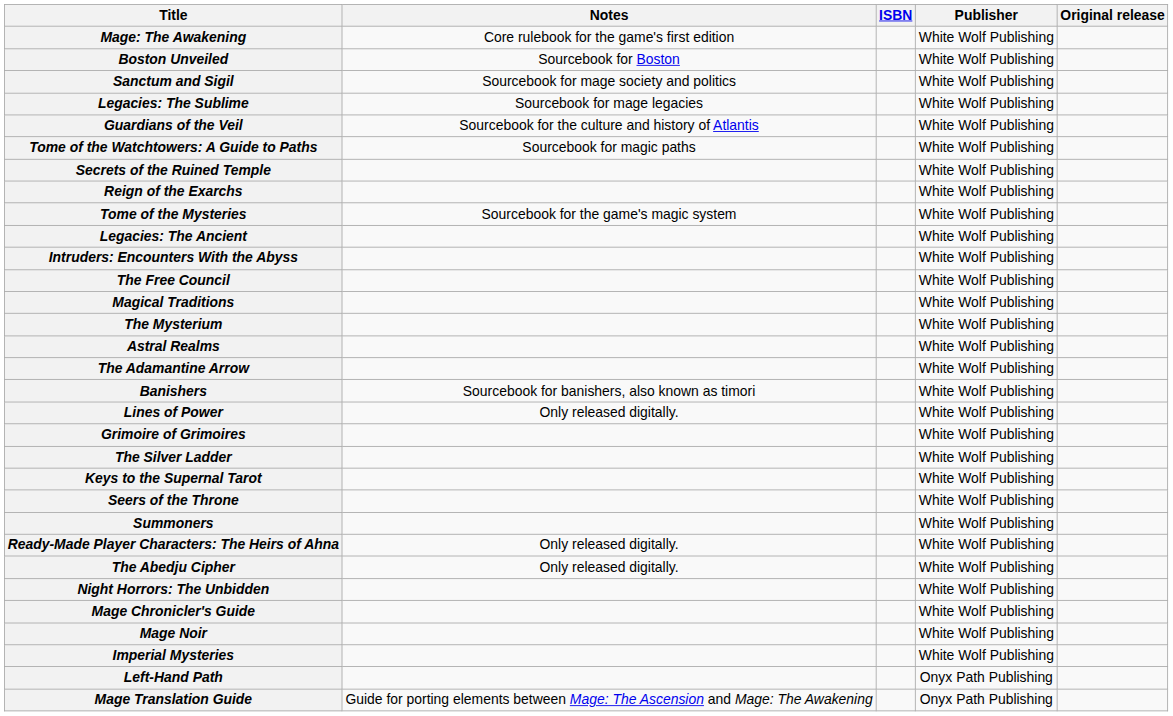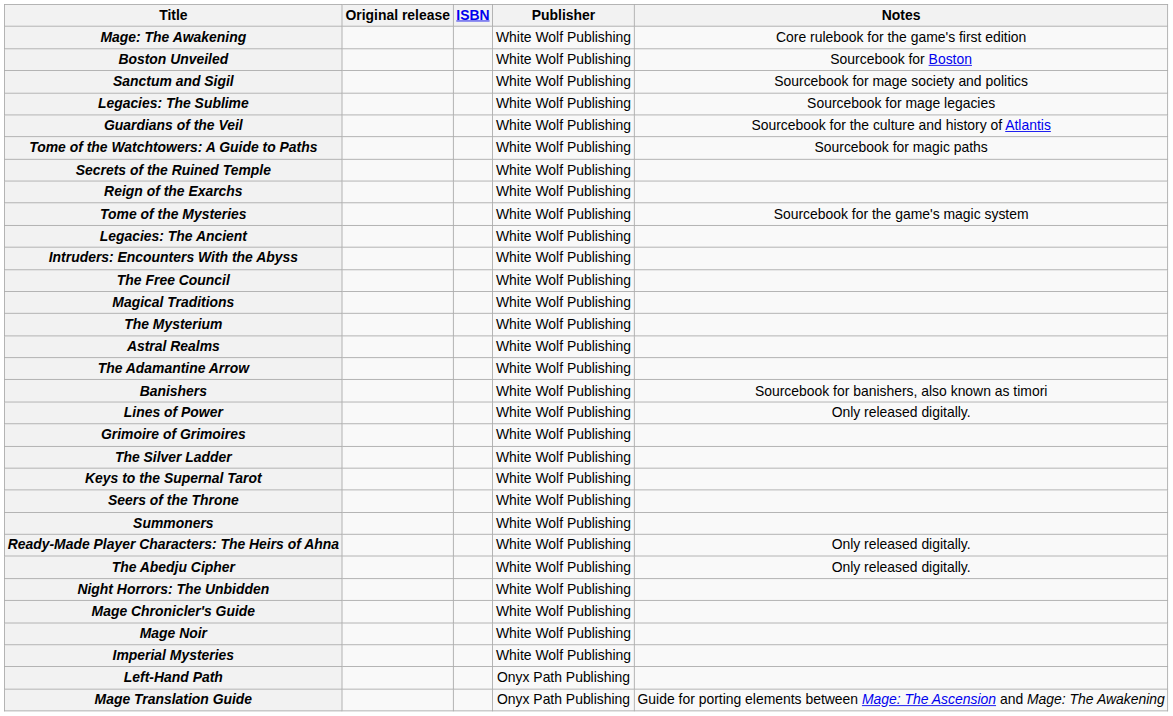columns swapped: (1113, 15) <-> (609, 15)
